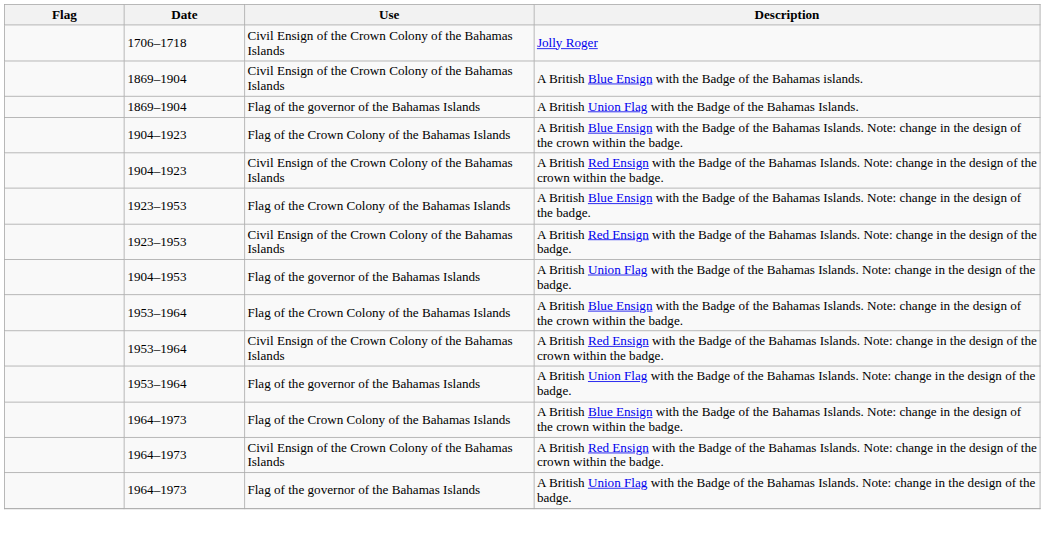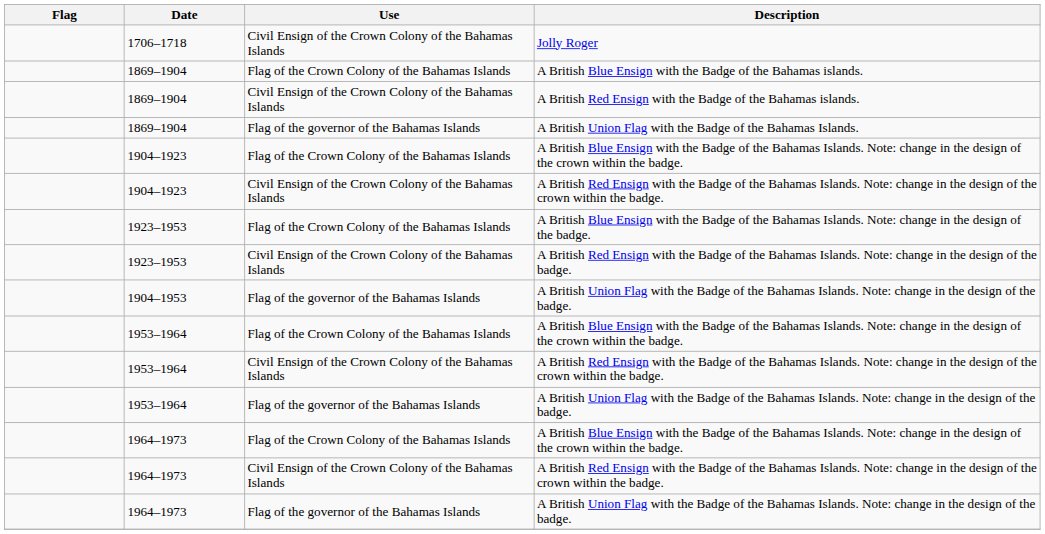(380, 78) Civil Ensign of the Crown Colony of the Bahamas Islands -> (379, 71) Flag of the Crown Colony of the Bahamas Islands
+ row: (157, 99)
